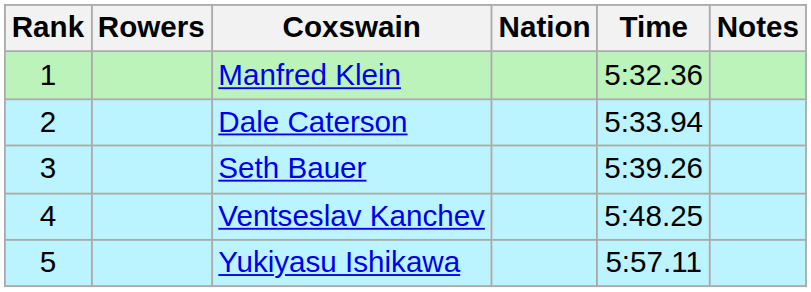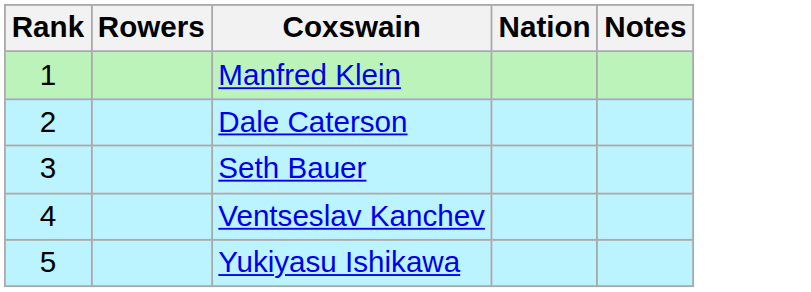- column: (654, 27)
